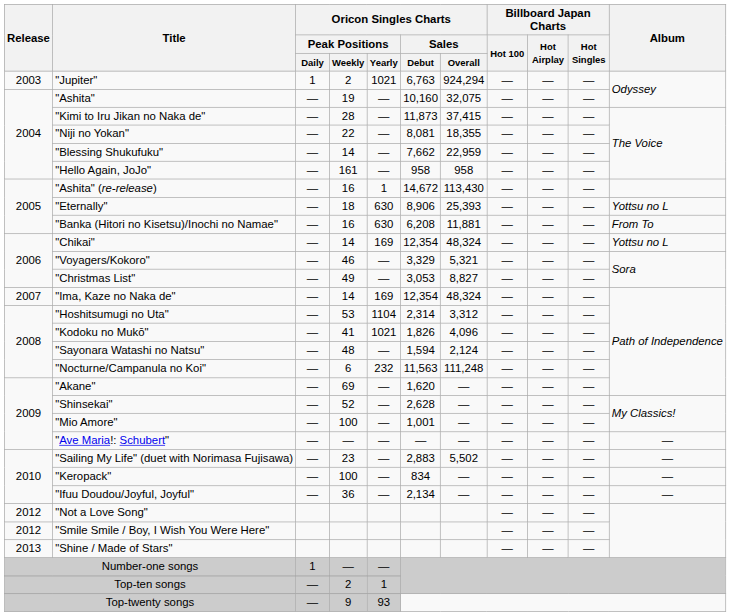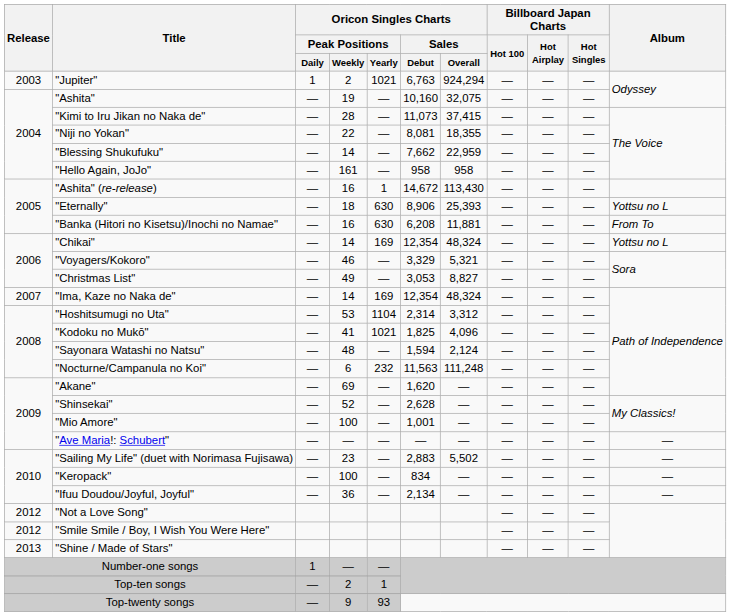(421, 116) 11,873 -> (421, 116) 11,073
(421, 332) 1,826 -> (421, 332) 1,825
